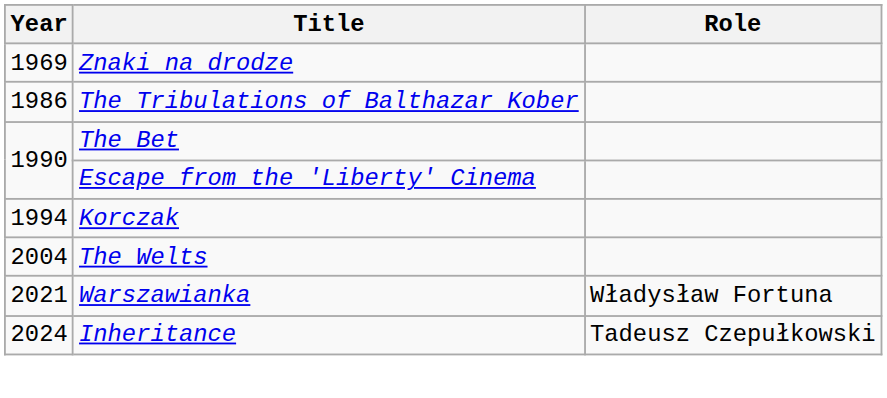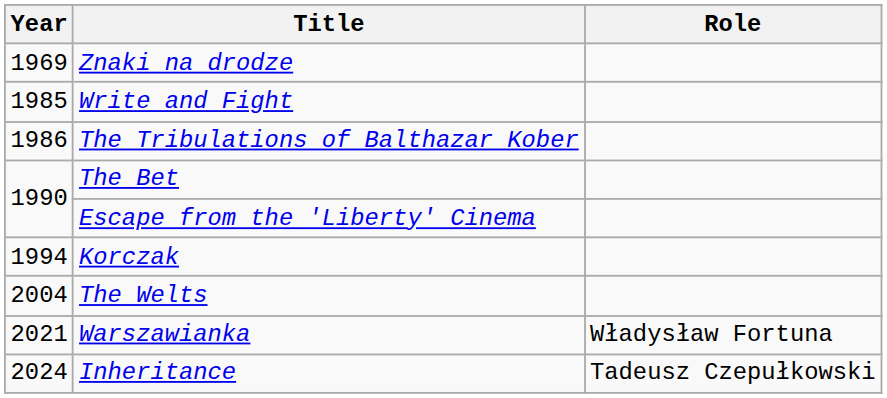+ row: (186, 102)
